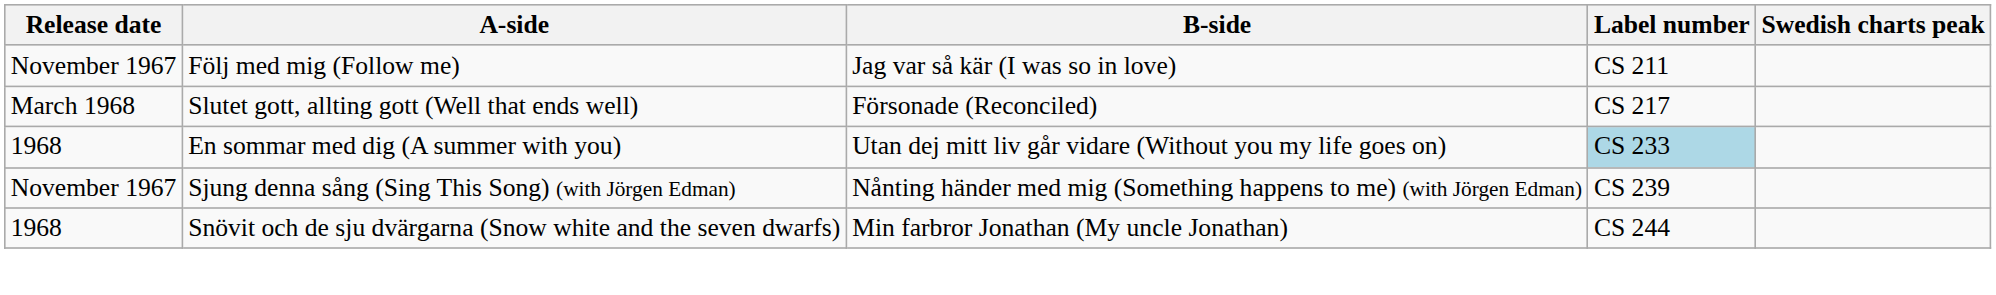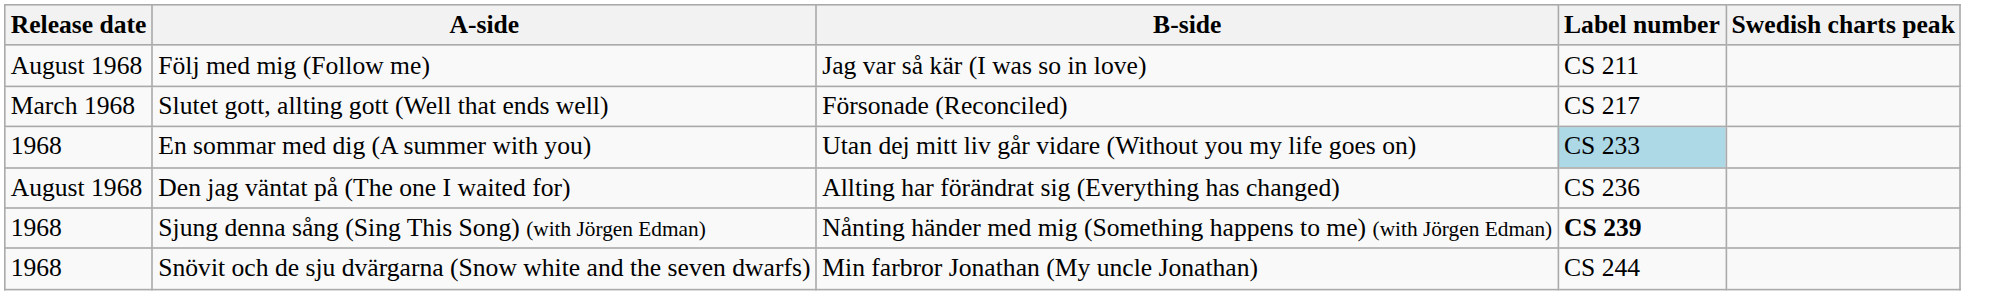(94, 65) November 1967 -> (76, 65) August 1968
+ row: (364, 187)
(94, 187) November 1967 -> (36, 227) 1968
(1632, 187) normal -> (1603, 227) bold
